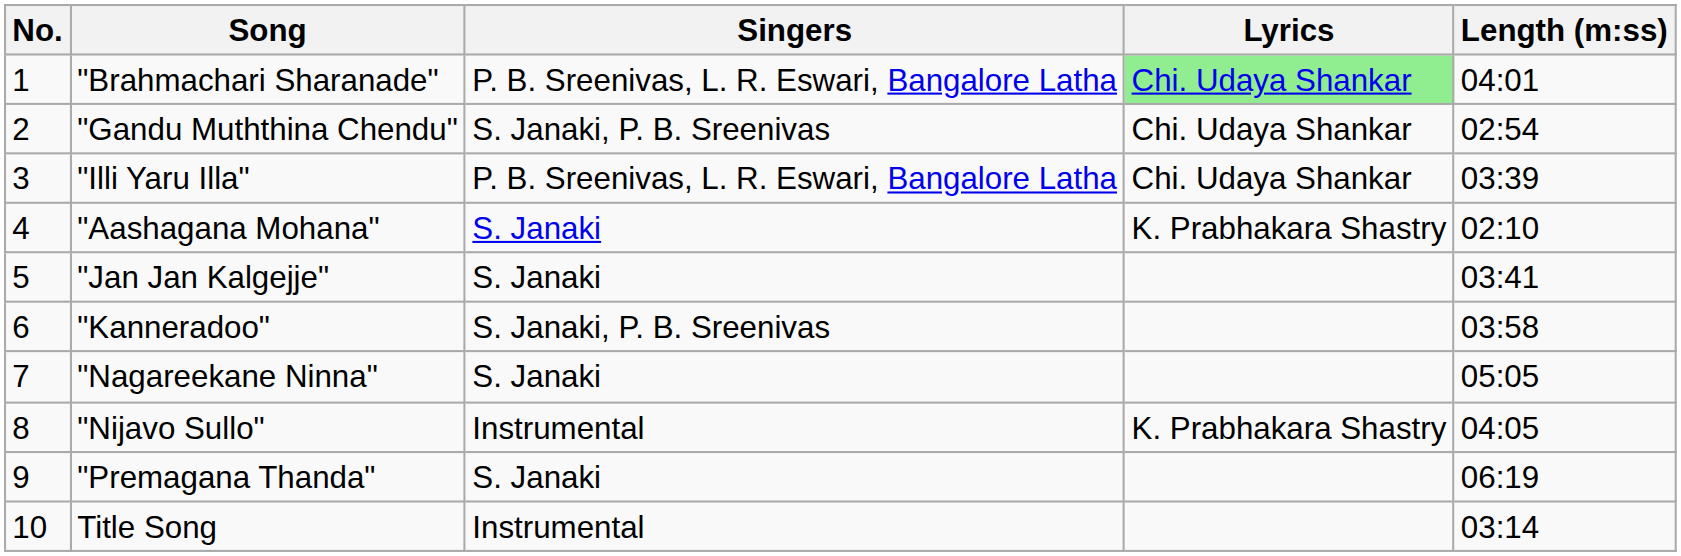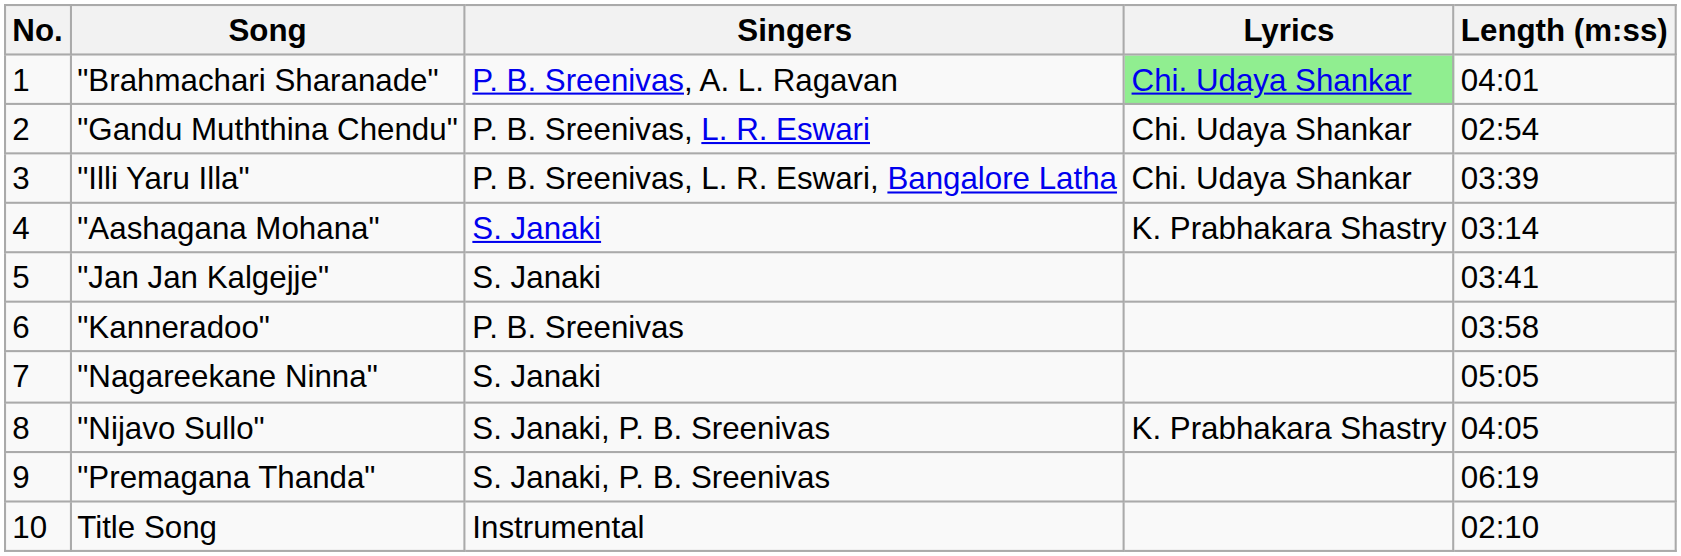(795, 80) P. B. Sreenivas, L. R. Eswari, Bangalore Latha -> (685, 80) P. B. Sreenivas, A. L. Ragavan
(651, 129) S. Janaki, P. B. Sreenivas -> (671, 129) P. B. Sreenivas, L. R. Eswari
(1500, 228) 02:10 -> (1500, 228) 03:14
(651, 327) S. Janaki, P. B. Sreenivas -> (578, 327) P. B. Sreenivas
(558, 427) Instrumental -> (651, 427) S. Janaki, P. B. Sreenivas
(537, 476) S. Janaki -> (651, 476) S. Janaki, P. B. Sreenivas
(1500, 526) 03:14 -> (1500, 526) 02:10
